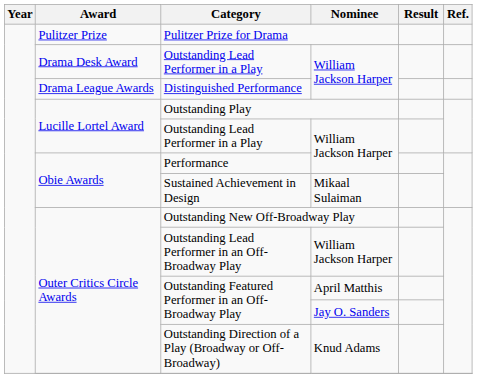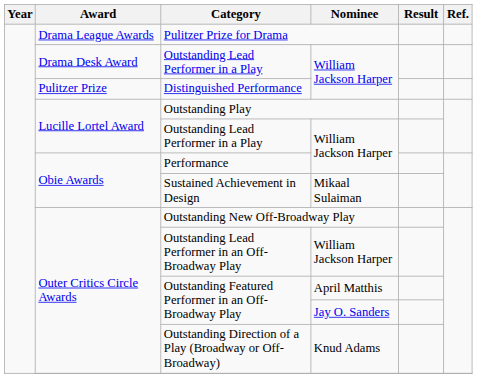(73, 34) Pulitzer Prize -> (96, 34) Drama League Awards
(96, 88) Drama League Awards -> (73, 88) Pulitzer Prize
